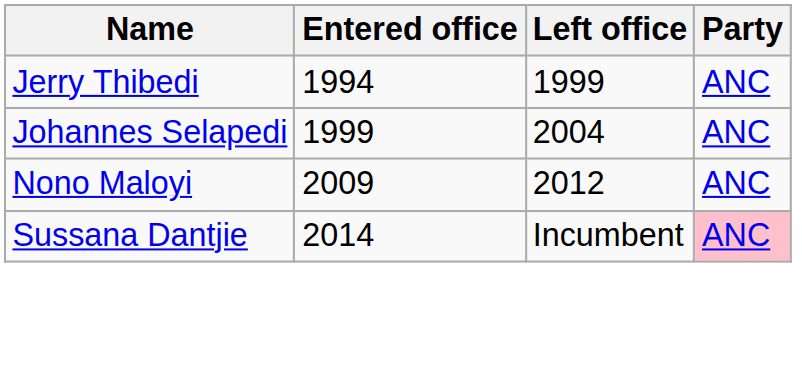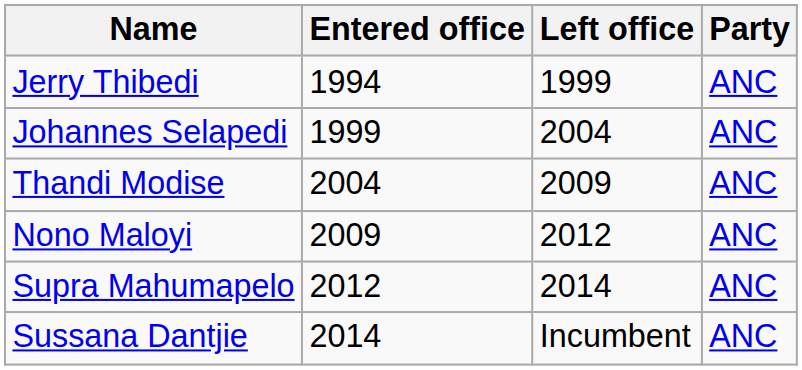+ row: (118, 183)
+ row: (153, 286)
(736, 235) pink background -> (743, 337) no background
